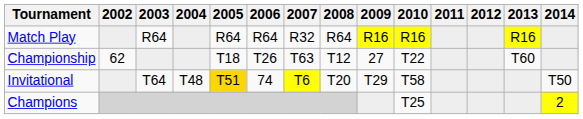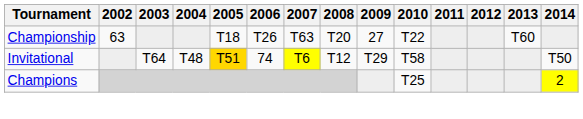- row: (42, 37)
(117, 59) 62 -> (117, 37) 63
(339, 59) T12 -> (339, 37) T20
(339, 80) T20 -> (339, 59) T12
